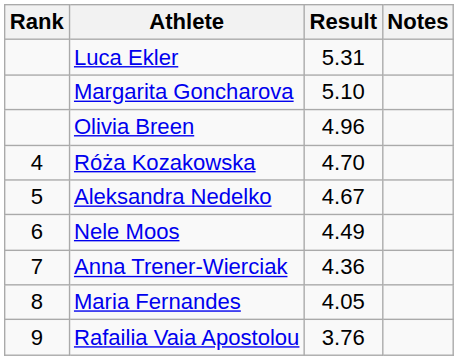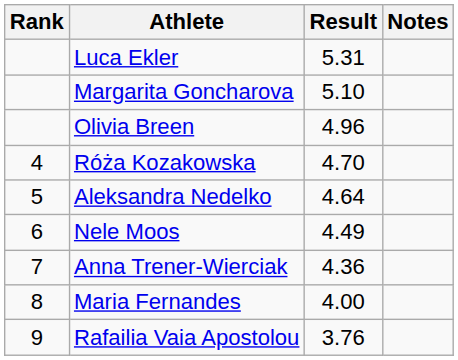(343, 197) 4.67 -> (343, 197) 4.64
(343, 302) 4.05 -> (343, 302) 4.00
